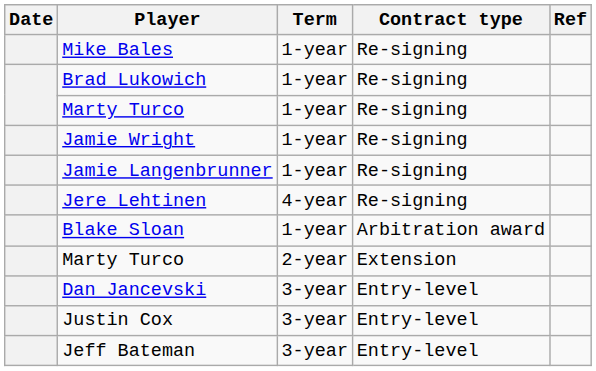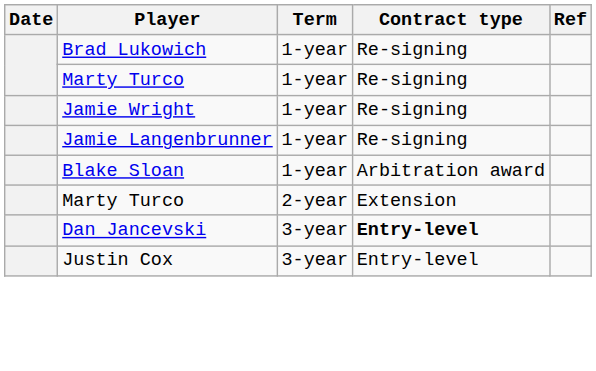- row: (118, 50)
- row: (134, 200)
(418, 291) normal -> (418, 230) bold
- row: (129, 351)
